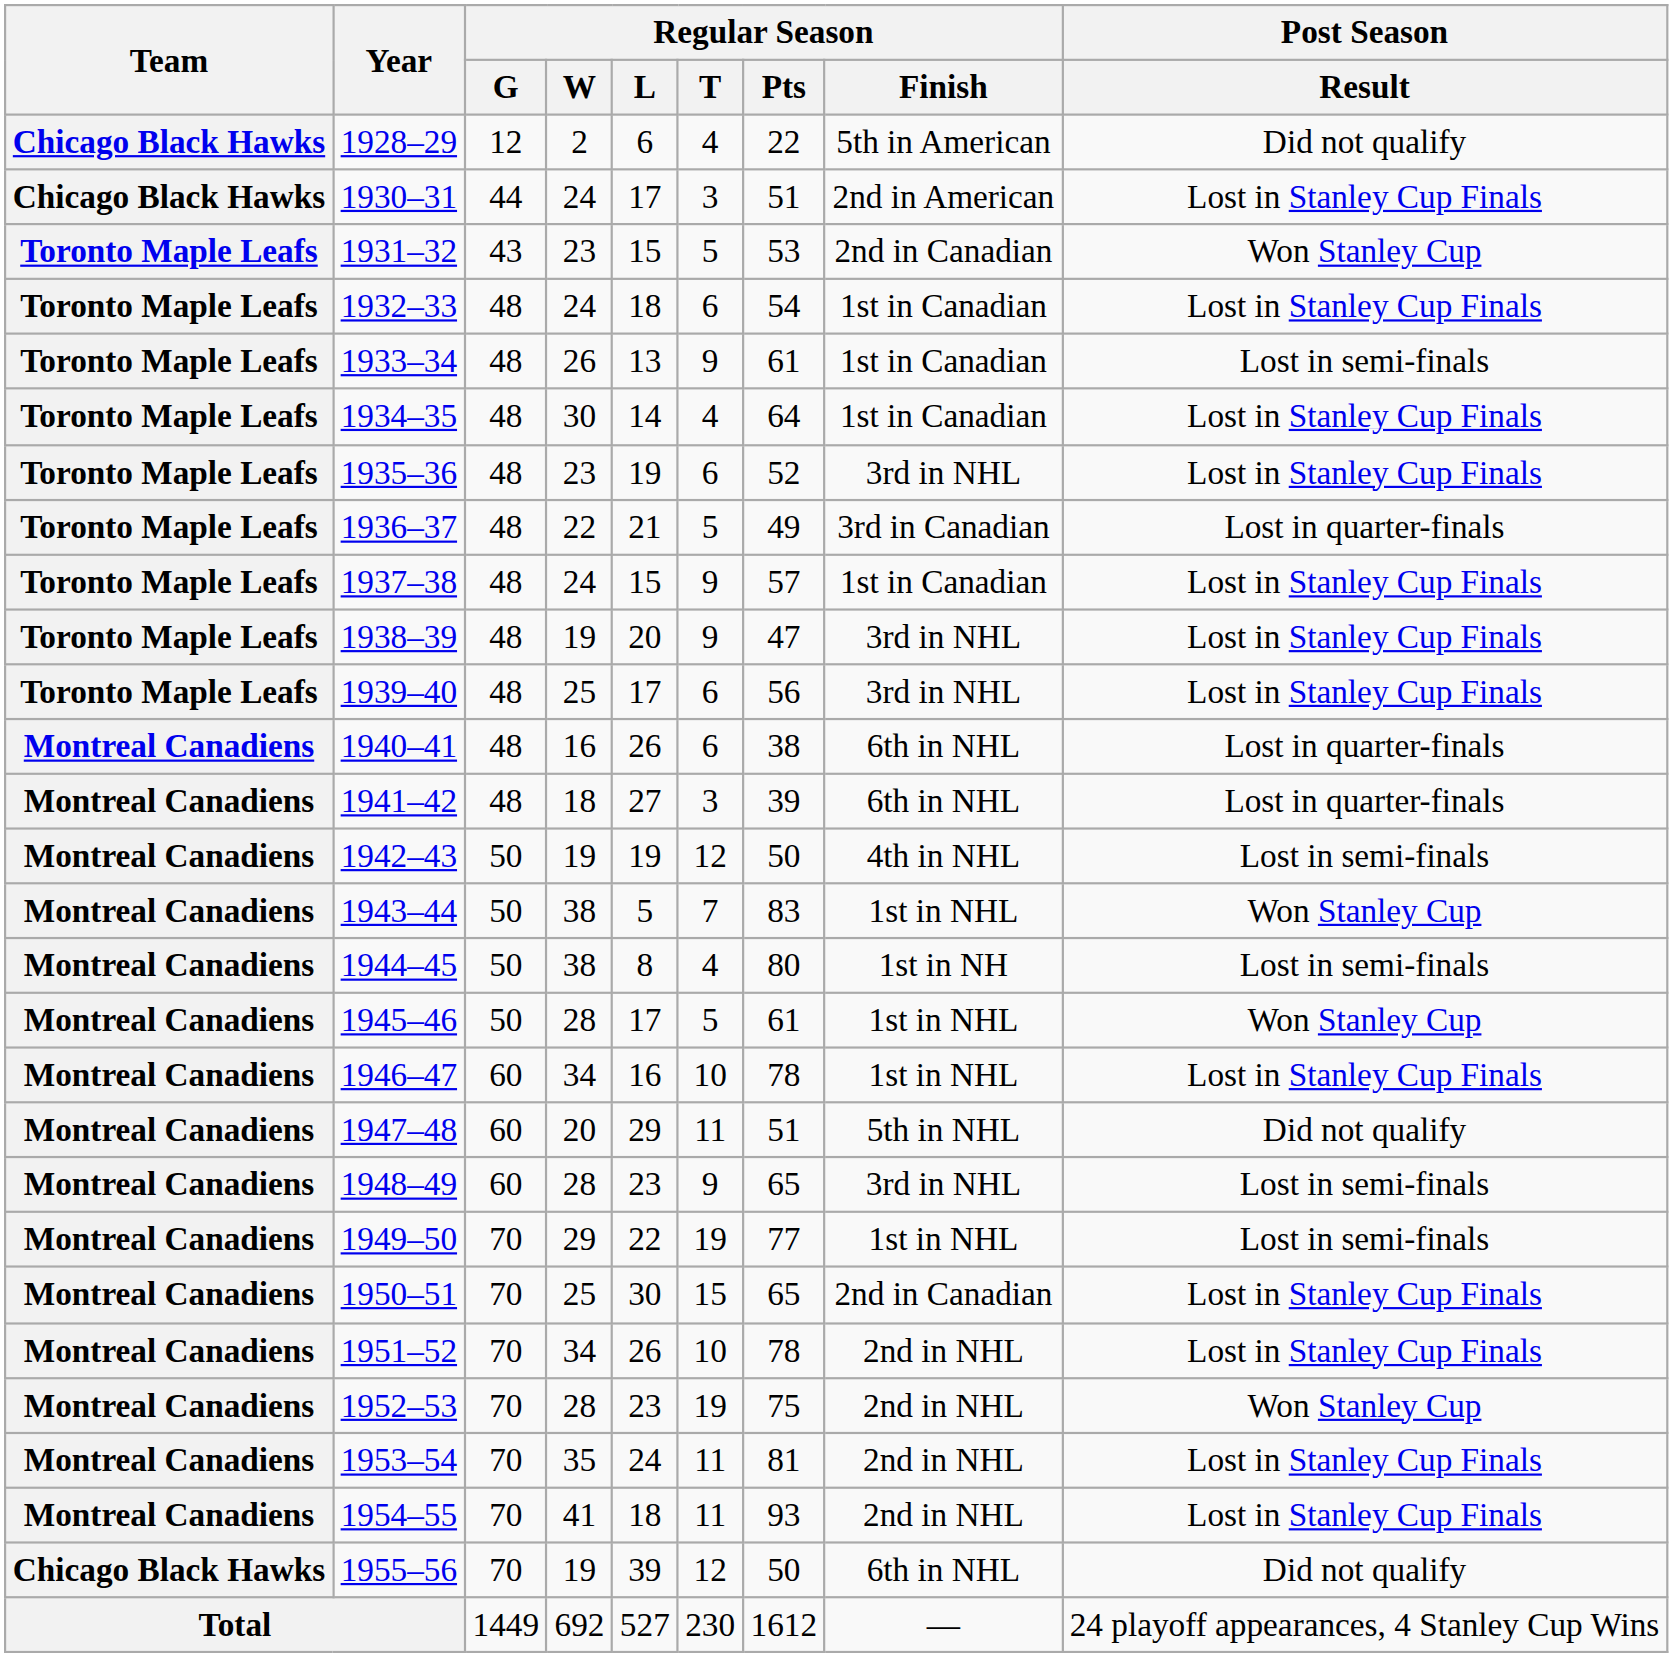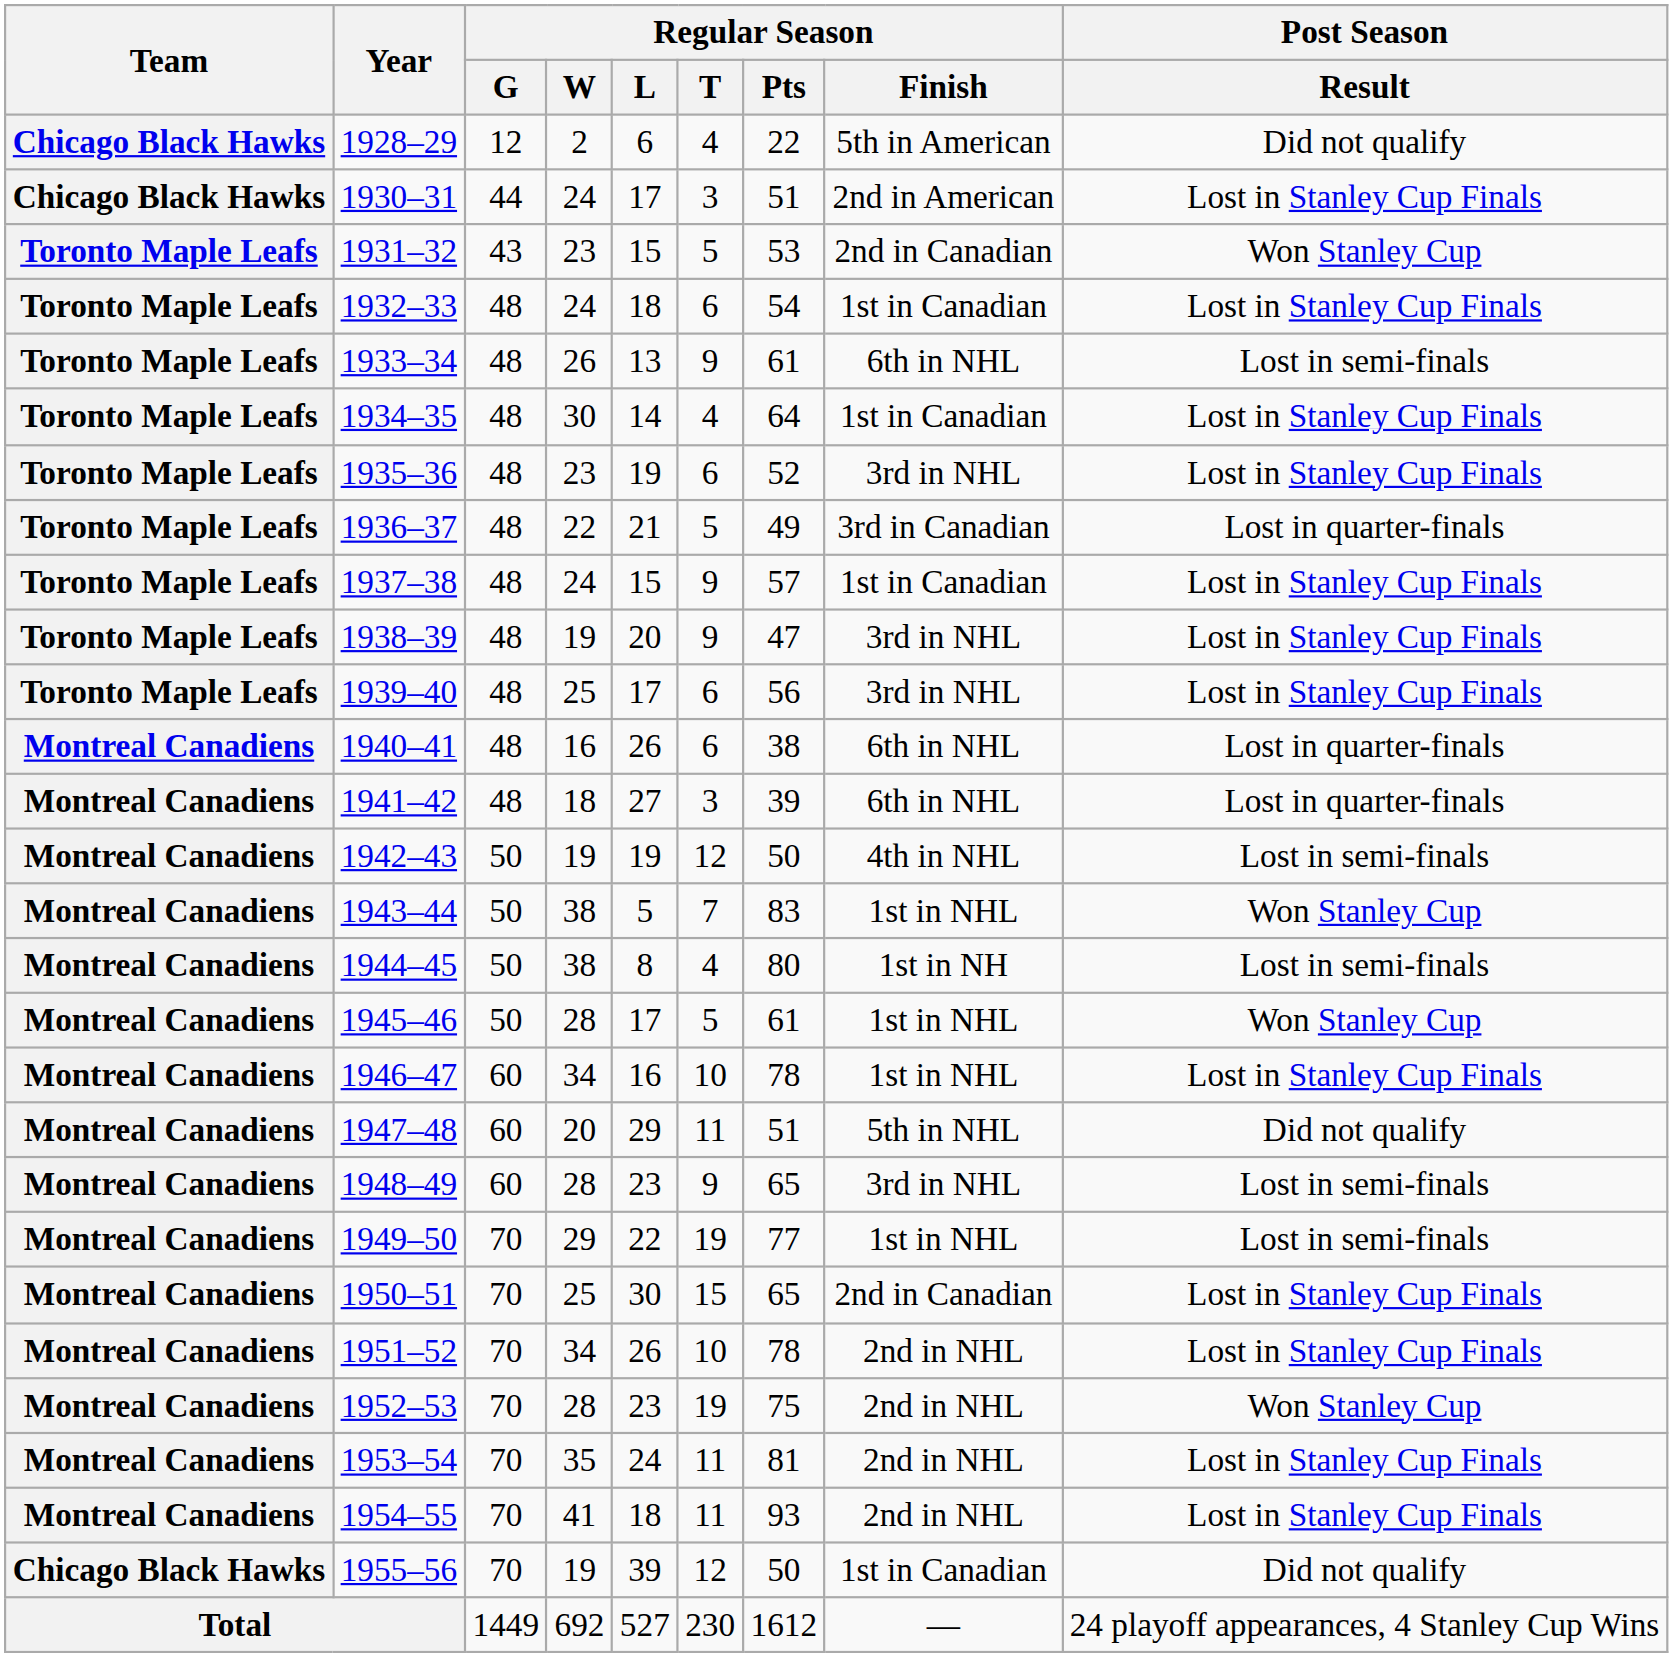(943, 361) 1st in Canadian -> (943, 361) 6th in NHL
(943, 1568) 6th in NHL -> (943, 1568) 1st in Canadian
